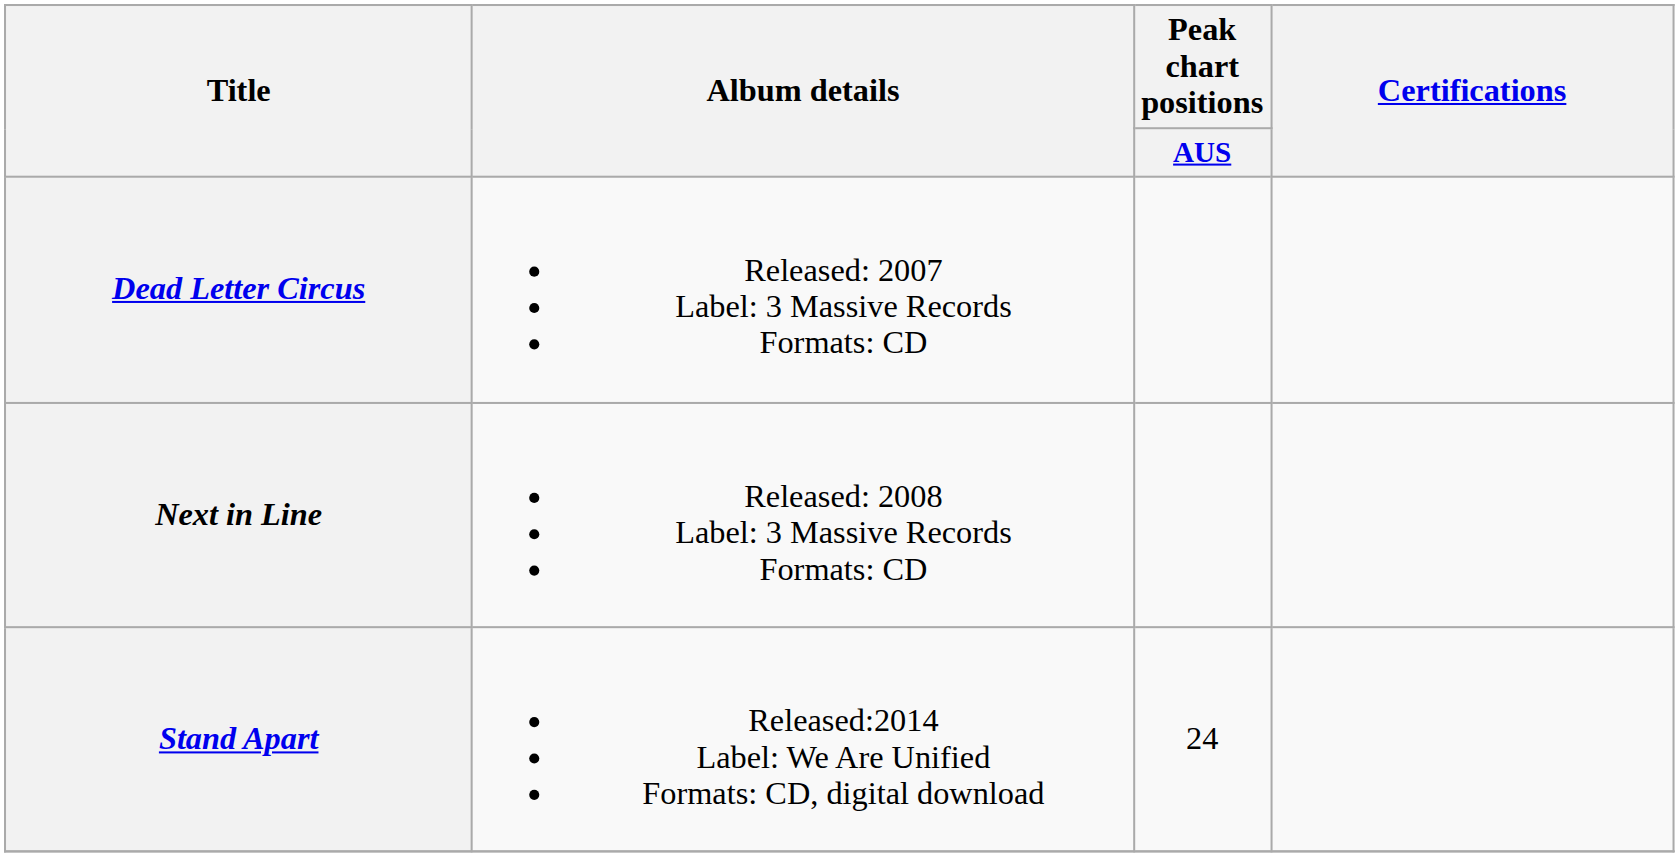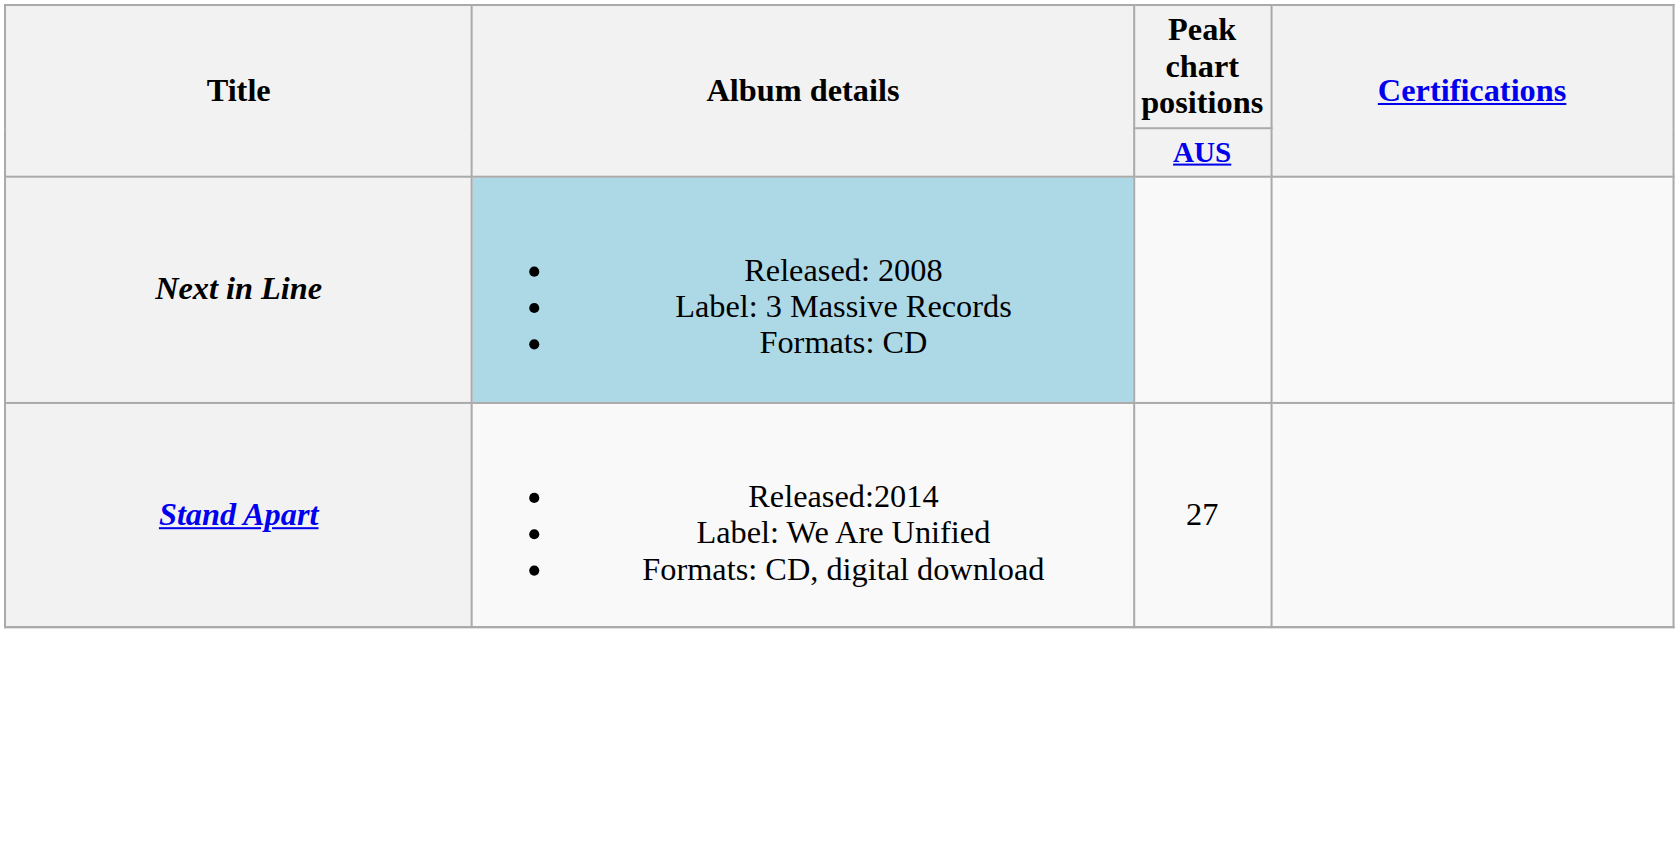- row: (239, 288)
(803, 533) no background -> (803, 308) lightblue background
(1202, 738) 24 -> (1202, 513) 27
